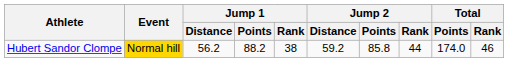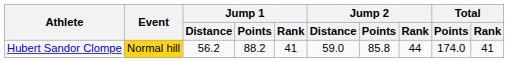(291, 49) 38 -> (291, 49) 41
(333, 49) 59.2 -> (333, 49) 59.0
(487, 49) 46 -> (487, 49) 41
